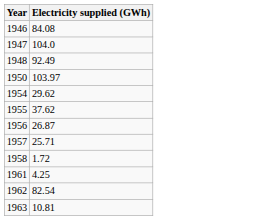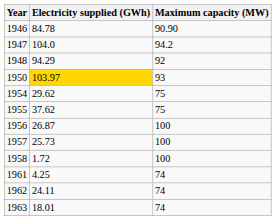+ column: (212, 12)
(43, 28) 84.08 -> (43, 28) 84.78
(43, 61) 92.49 -> (43, 61) 94.29
(46, 77) no background -> (46, 77) gold background
(43, 142) 25.71 -> (43, 142) 25.73
(43, 191) 82.54 -> (43, 191) 24.11
(43, 207) 10.81 -> (43, 207) 18.01
